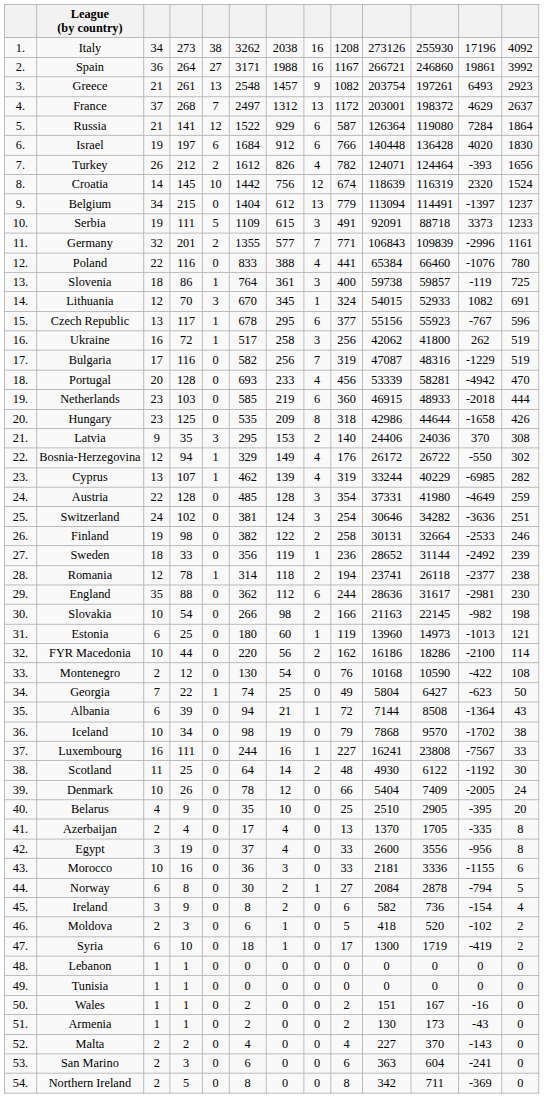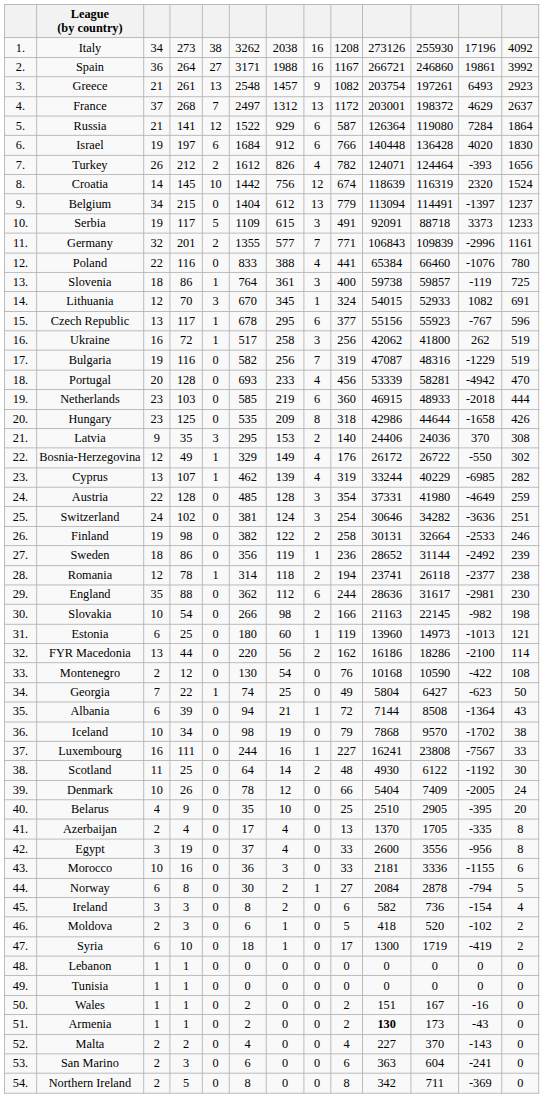(186, 223) 111 -> (186, 223) 117
(157, 360) 17 -> (157, 360) 19
(186, 457) 94 -> (186, 457) 49
(186, 555) 33 -> (186, 555) 86
(157, 653) 10 -> (157, 653) 13
(186, 907) 9 -> (186, 907) 3
(387, 1024) normal -> (387, 1024) bold
